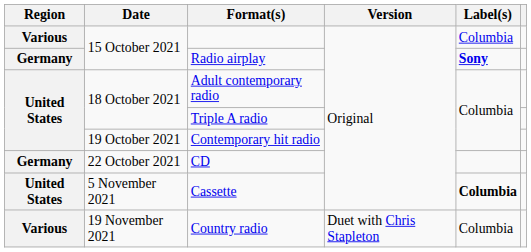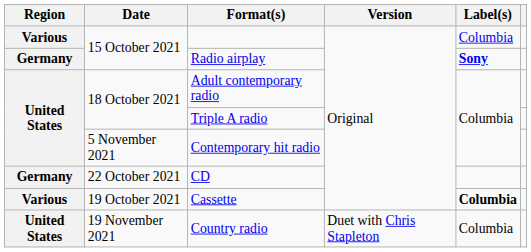(134, 140) 19 October 2021 -> (122, 147) 5 November 2021
(45, 191) United States -> (45, 199) Various
(122, 191) 5 November 2021 -> (134, 199) 19 October 2021
(45, 228) Various -> (45, 228) United States
